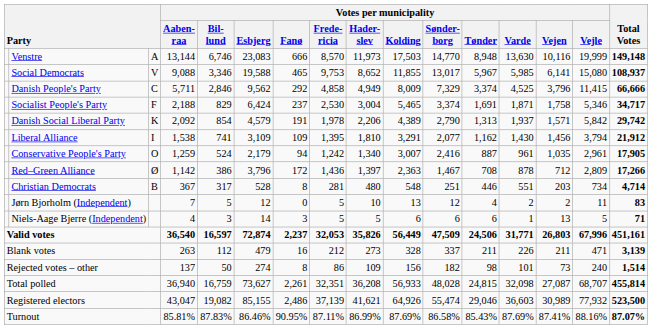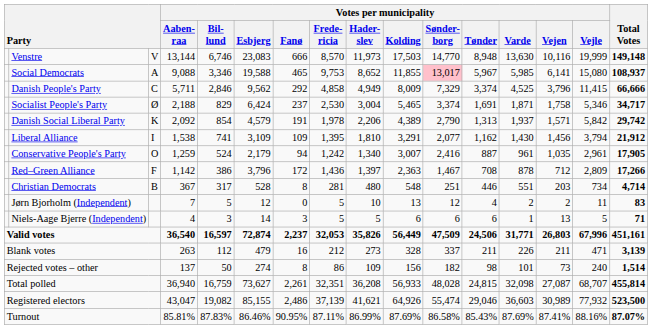(155, 56) A -> (155, 56) V
(155, 72) V -> (155, 72) A
(446, 72) no background -> (446, 72) pink background
(154, 105) F -> (155, 105) Ø
(155, 170) Ø -> (154, 170) F
